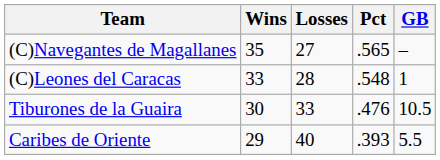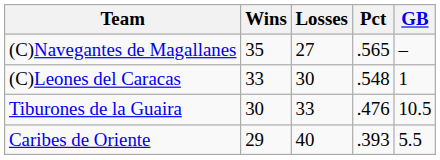(305, 79) 28 -> (305, 79) 30
